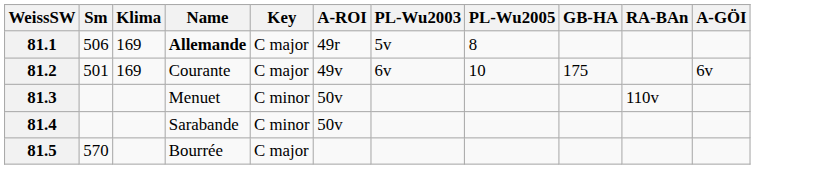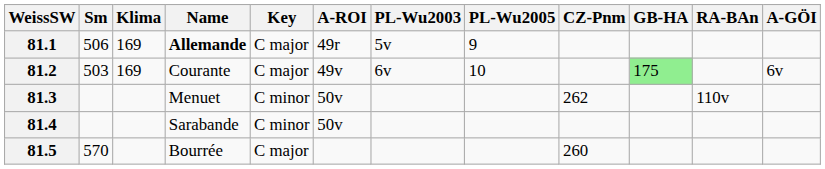+ column: (594, 17)
(473, 44) 8 -> (473, 44) 9
(96, 71) 501 -> (96, 71) 503
(576, 71) no background -> (646, 71) lightgreen background
